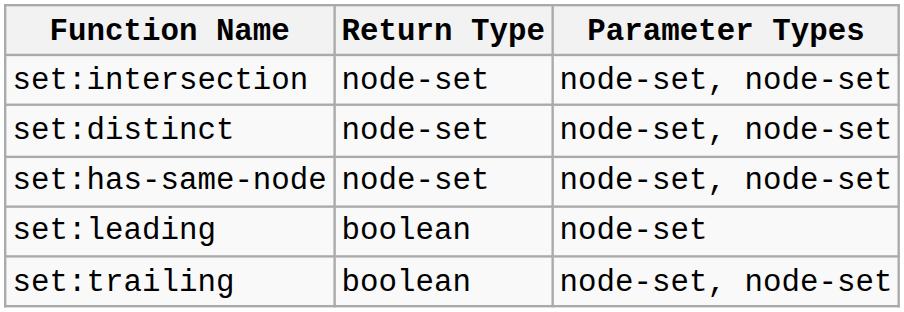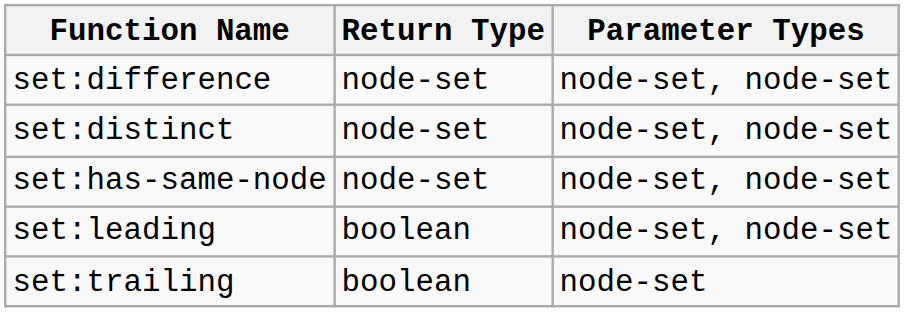+ row: (142, 81)
- row: (160, 81)
(634, 231) node-set -> (726, 231) node-set, node-set
(726, 281) node-set, node-set -> (634, 281) node-set
